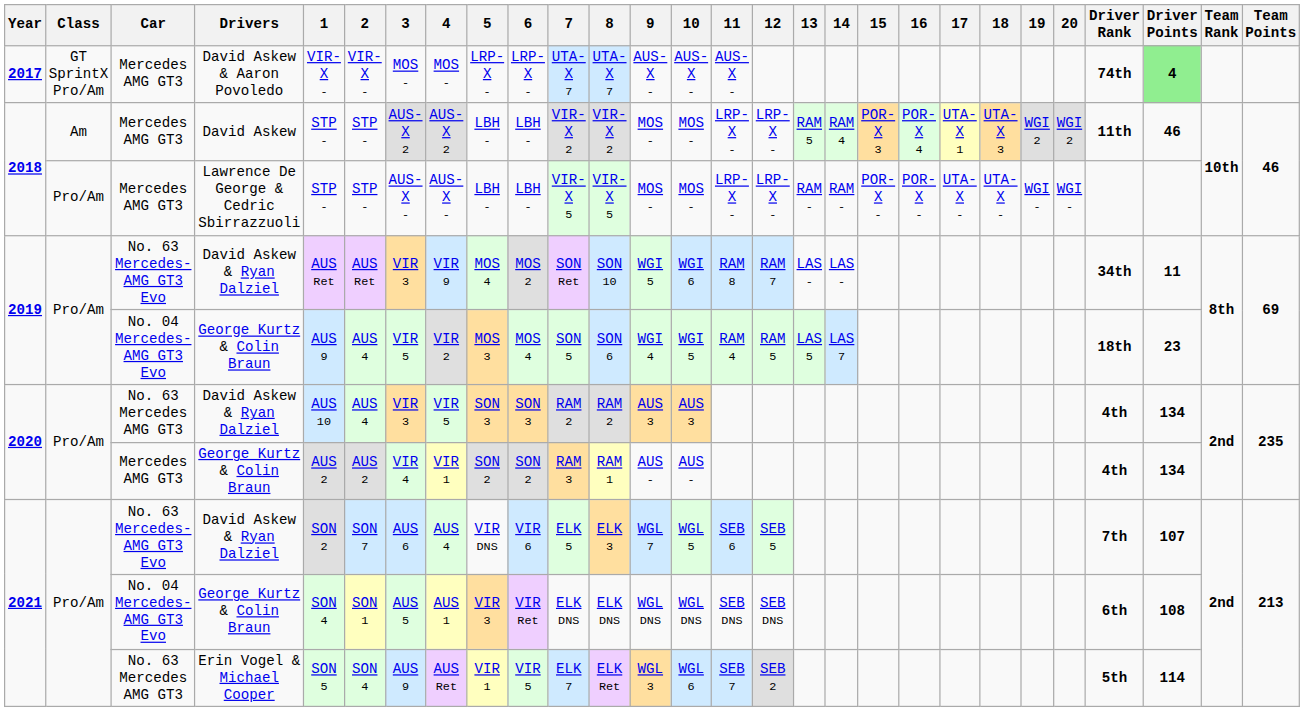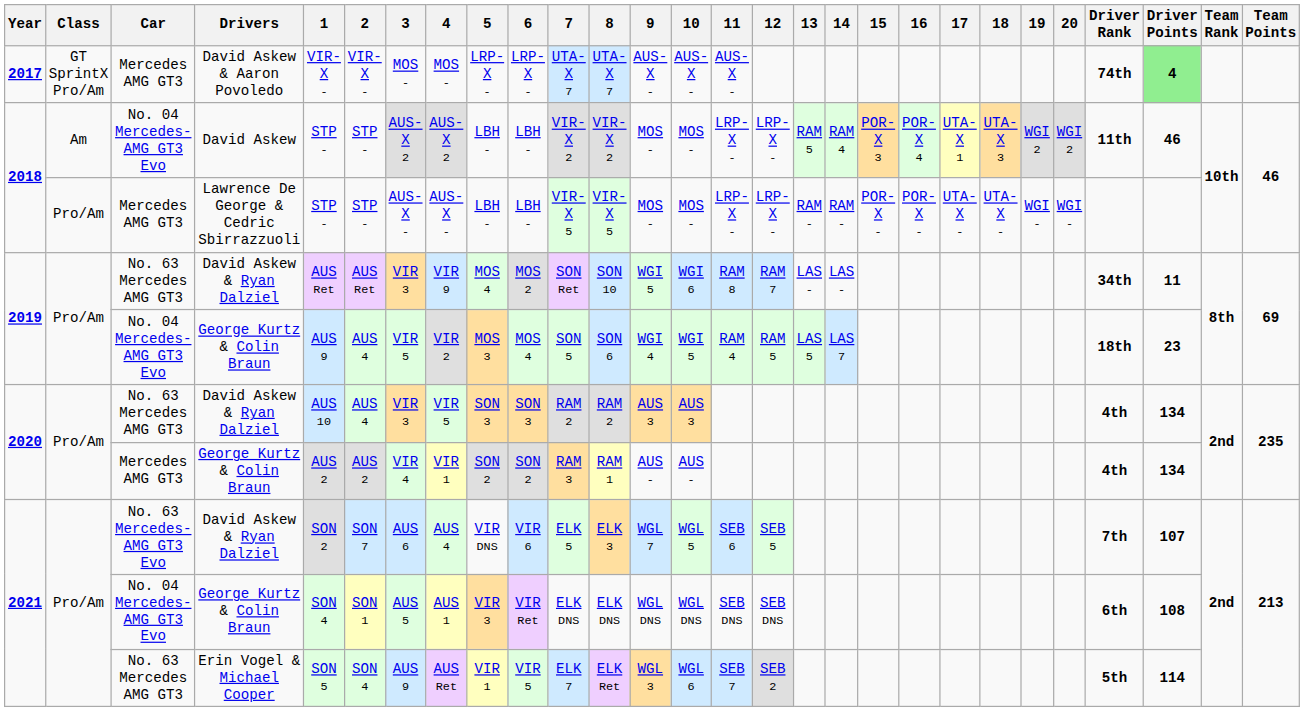(153, 132) Mercedes AMG GT3 -> (153, 140) No. 04 Mercedes-AMG GT3 Evo
(153, 272) No. 63 Mercedes-AMG GT3 Evo -> (153, 281) No. 63 Mercedes AMG GT3
